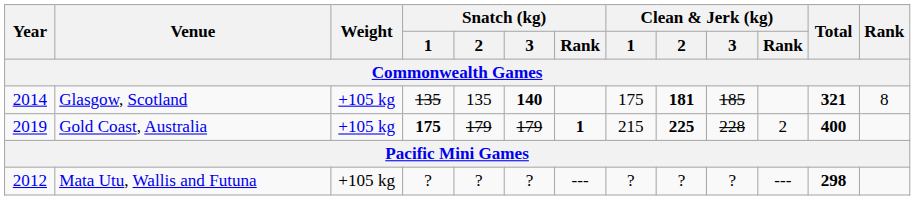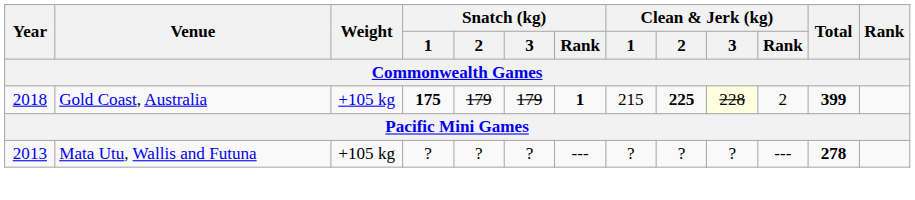- row: (123, 99)
(30, 126) 2019 -> (30, 99) 2018
(732, 126) no background -> (732, 99) lightyellow background
(834, 126) 400 -> (834, 99) 399
(30, 180) 2012 -> (30, 153) 2013
(834, 180) 298 -> (834, 153) 278
